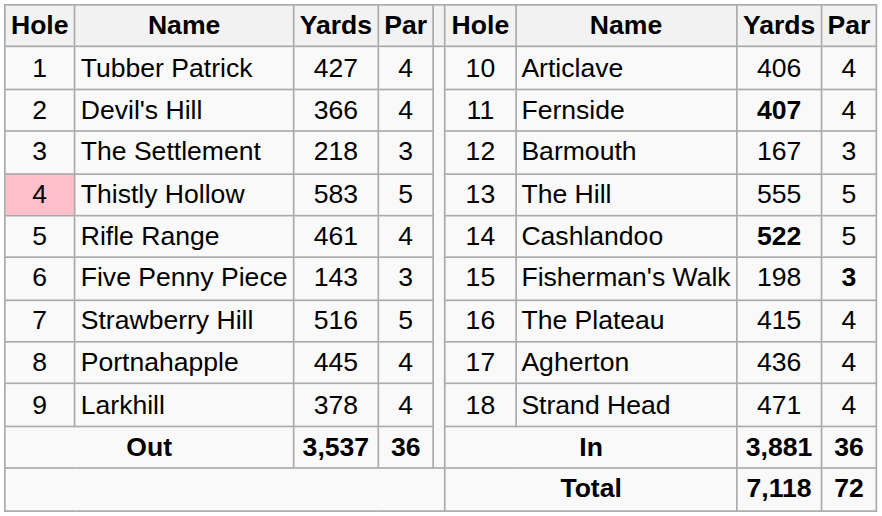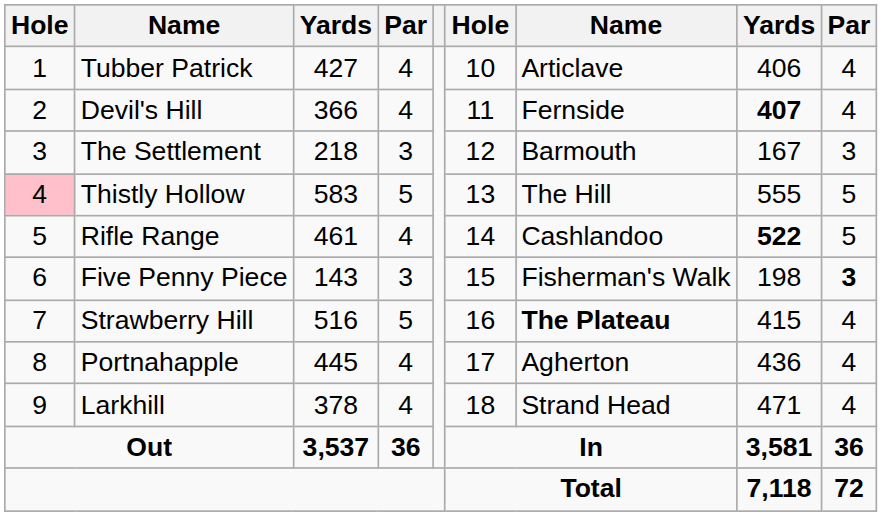(593, 320) normal -> (596, 320) bold
(779, 446) 3,881 -> (779, 446) 3,581
